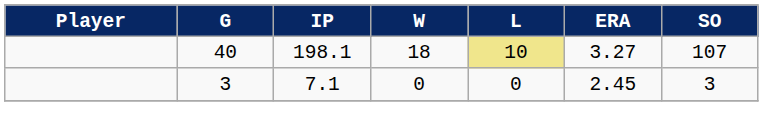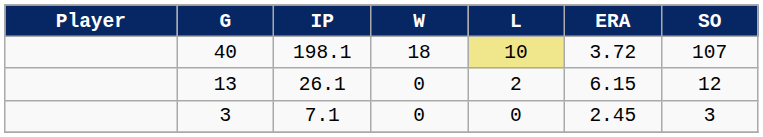(613, 52) 3.27 -> (613, 52) 3.72
+ row: (225, 84)
